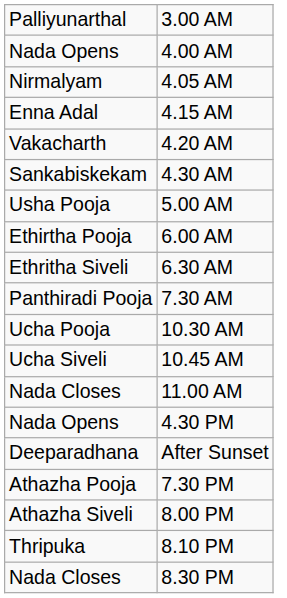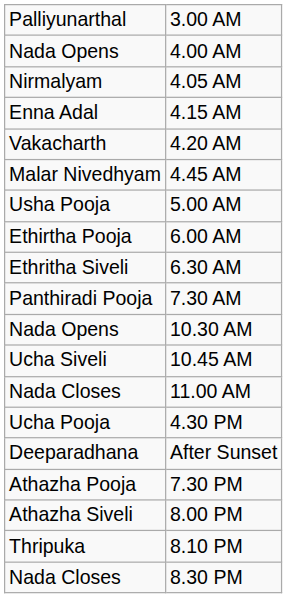- row: (197, 174)
+ row: (206, 174)
(60, 329) Ucha Pooja -> (64, 329) Nada Opens
(64, 422) Nada Opens -> (60, 422) Ucha Pooja
